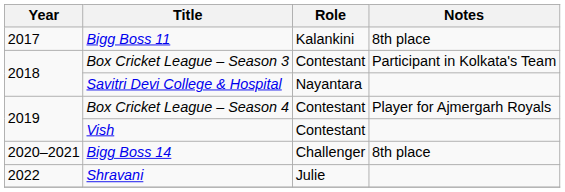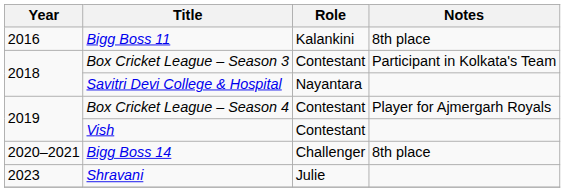(24, 38) 2017 -> (24, 38) 2016
(24, 175) 2022 -> (24, 175) 2023
